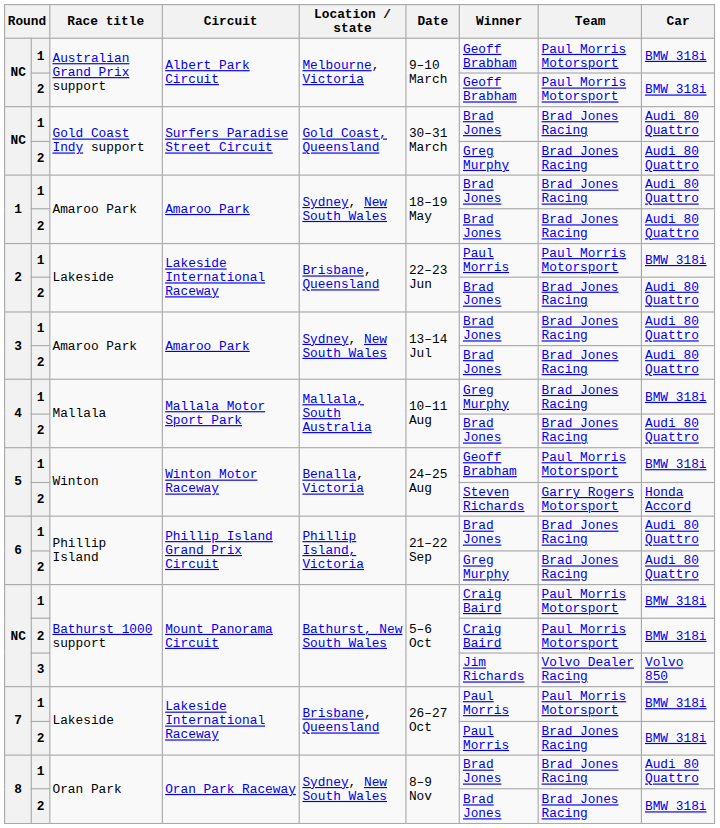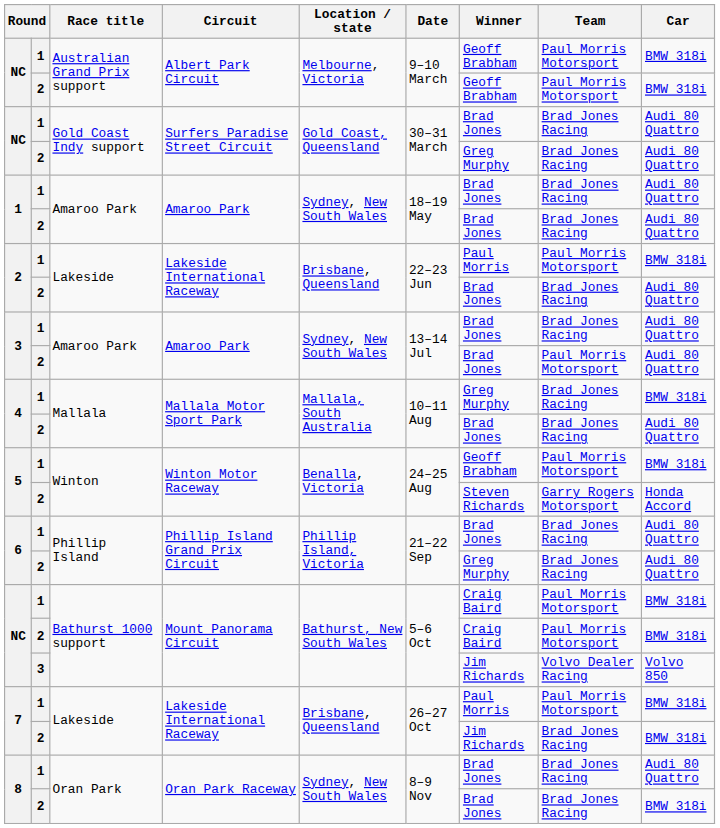(580, 363) Brad Jones Racing -> (584, 363) Paul Morris Motorsport
(486, 738) Paul Morris -> (494, 738) Jim Richards
